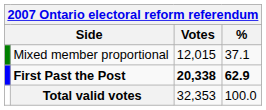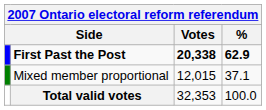rows swapped: (69, 75) <-> (91, 55)
